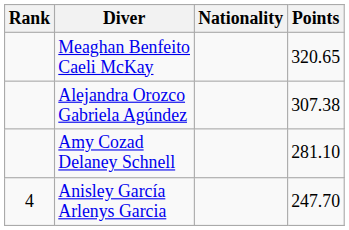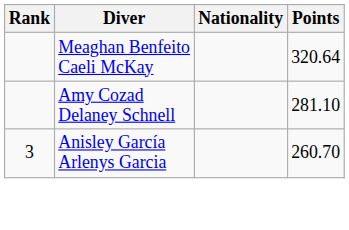(316, 56) 320.65 -> (316, 56) 320.64
- row: (123, 104)
(29, 201) 4 -> (29, 153) 3
(316, 201) 247.70 -> (316, 153) 260.70
